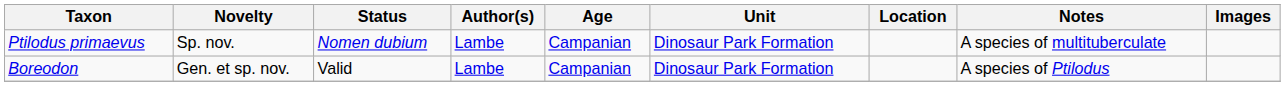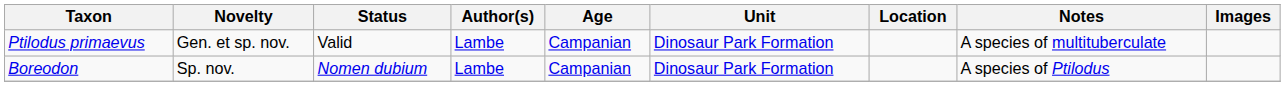(206, 42) Sp. nov. -> (233, 42) Gen. et sp. nov.
(372, 42) Nomen dubium -> (335, 42) Valid
(233, 68) Gen. et sp. nov. -> (206, 68) Sp. nov.
(335, 68) Valid -> (372, 68) Nomen dubium
